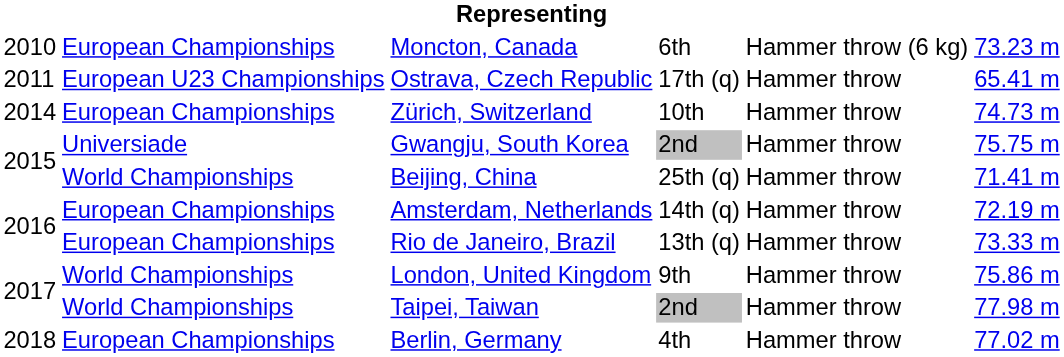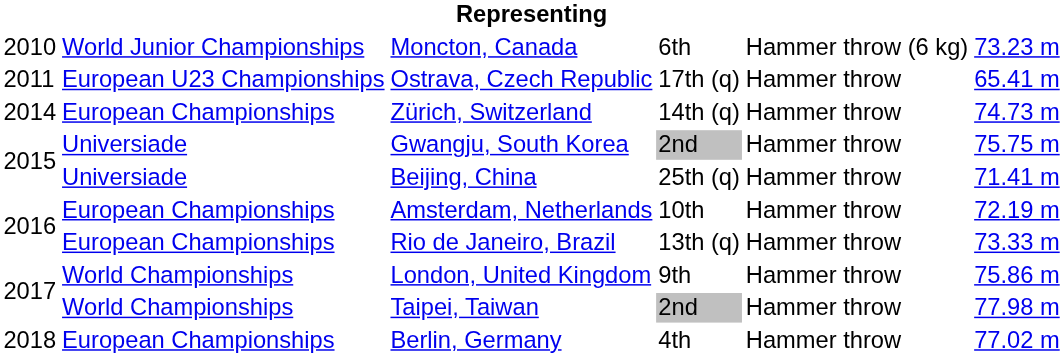(198, 47) European Championships -> (213, 47) World Junior Championships
(681, 112) 10th -> (699, 112) 14th (q)
(178, 177) World Championships -> (125, 177) Universiade
(699, 209) 14th (q) -> (681, 209) 10th
